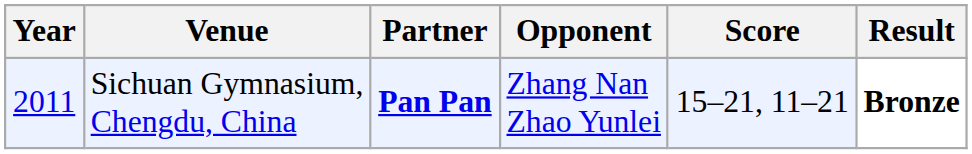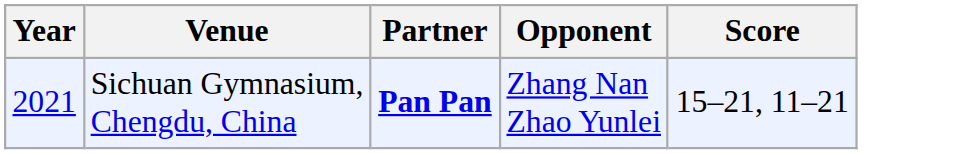- column: (912, 31)
(44, 101) 2011 -> (44, 101) 2021
